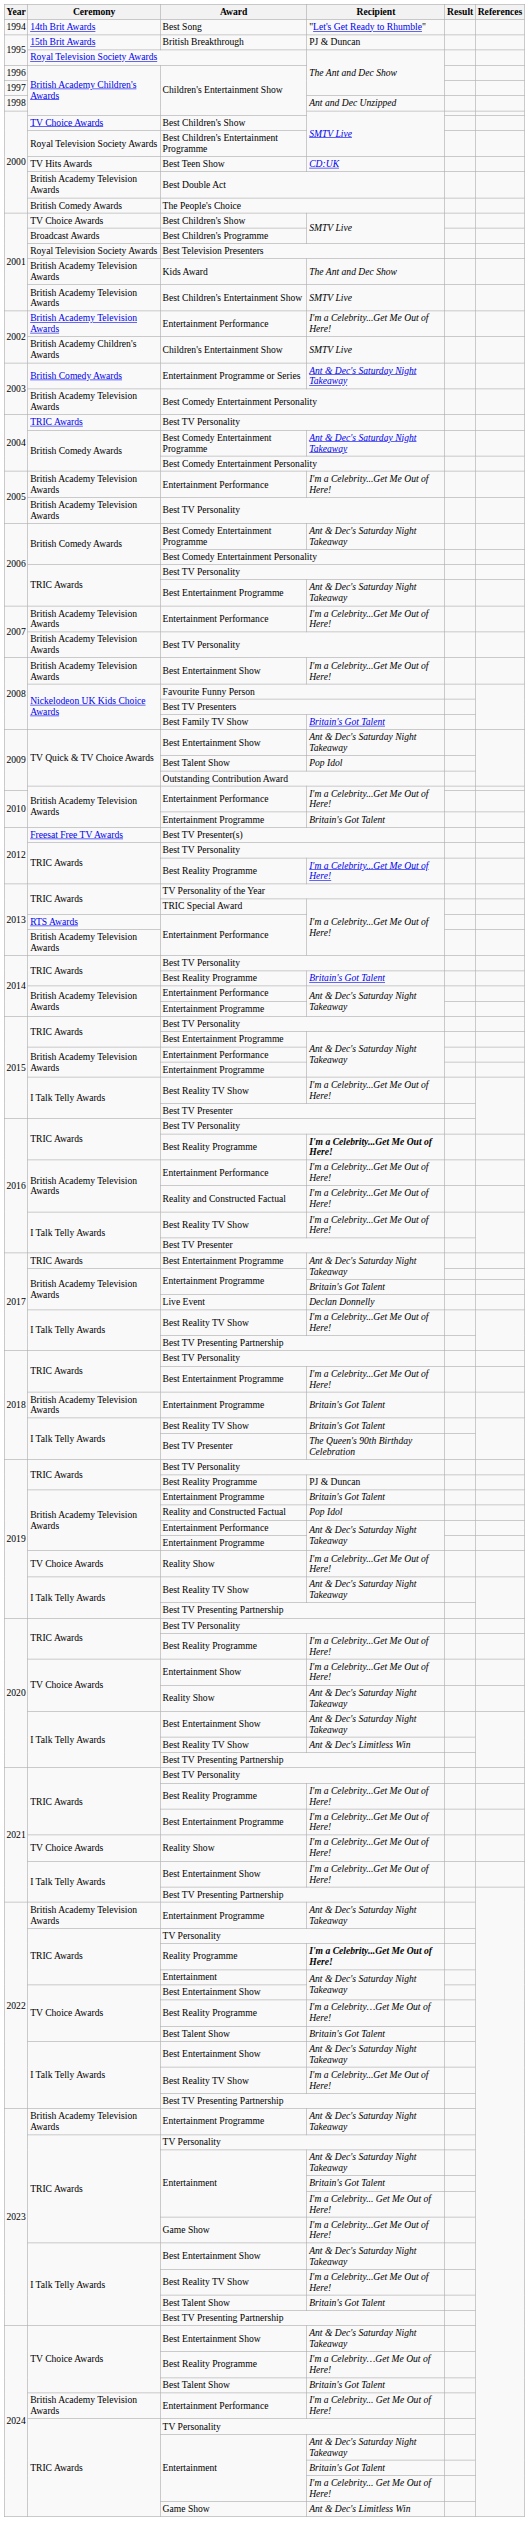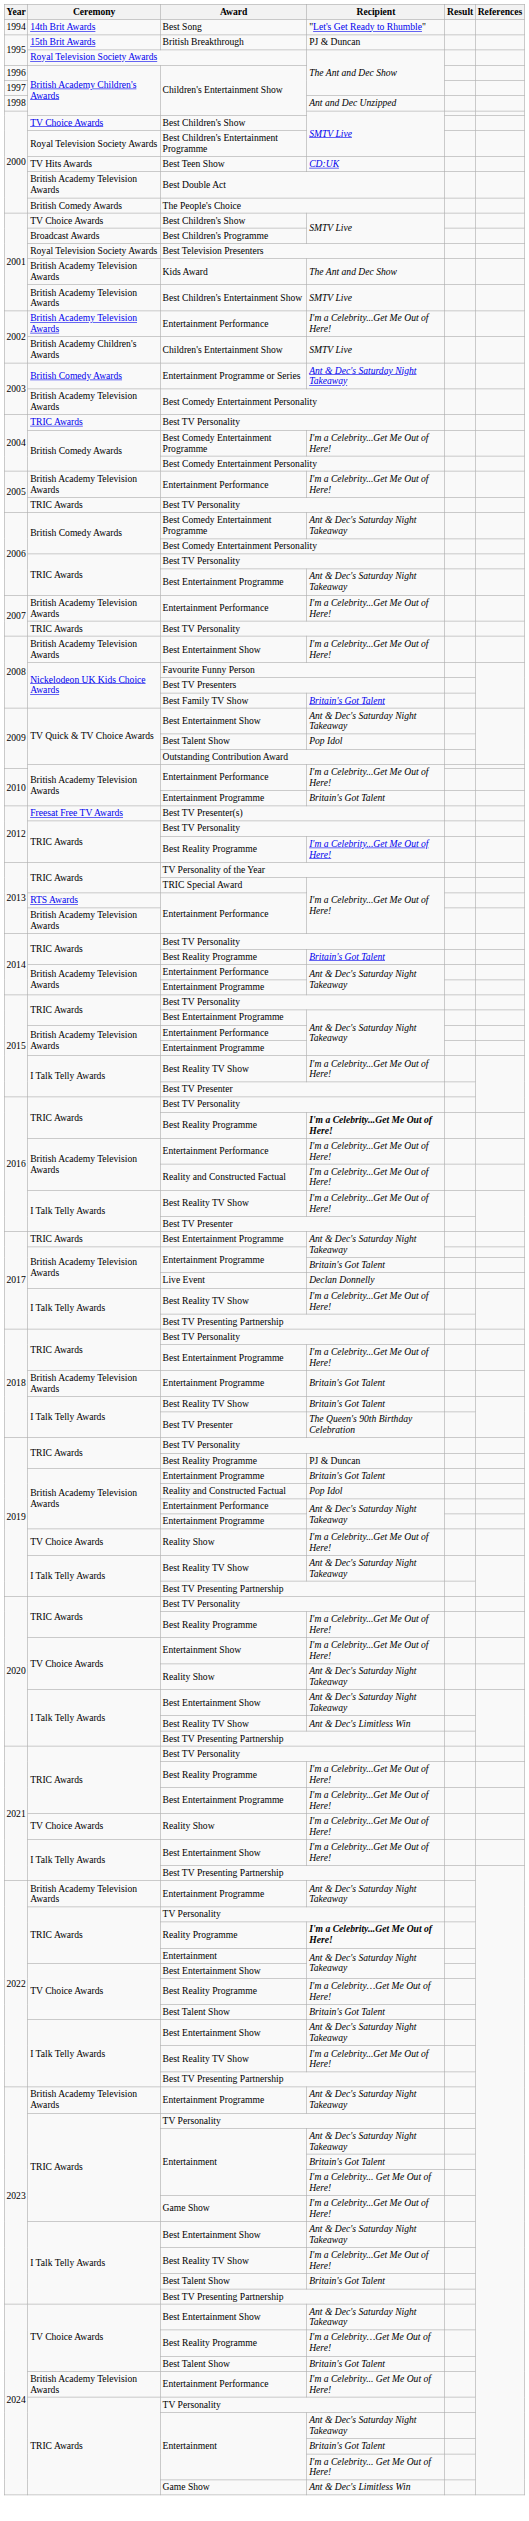(363, 443) Ant & Dec's Saturday Night Takeaway -> (369, 443) I'm a Celebrity...Get Me Out of Here!
(84, 510) British Academy Television Awards -> (56, 505) TRIC Awards
(84, 645) British Academy Television Awards -> (56, 628) TRIC Awards
